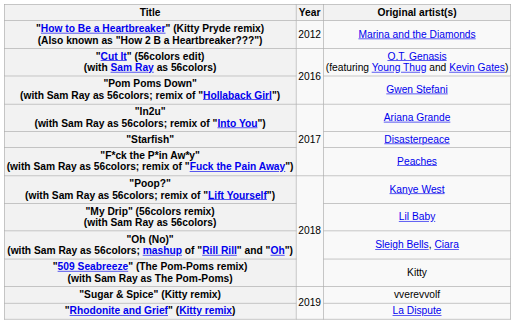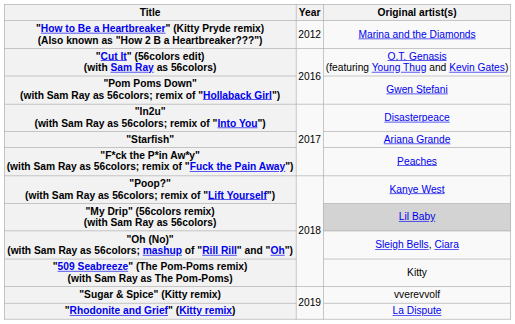(417, 117) Ariana Grande -> (417, 117) Disasterpeace
(417, 139) Disasterpeace -> (417, 139) Ariana Grande
(417, 217) no background -> (417, 217) lightgrey background
